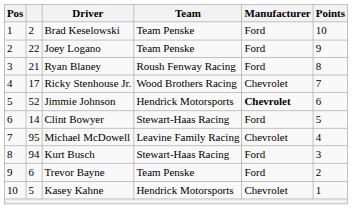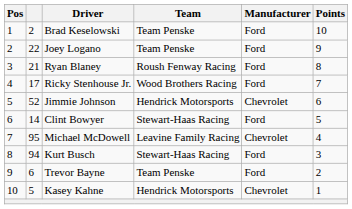(266, 83) Chevrolet -> (255, 83) Ford
(268, 101) bold -> (266, 101) normal
